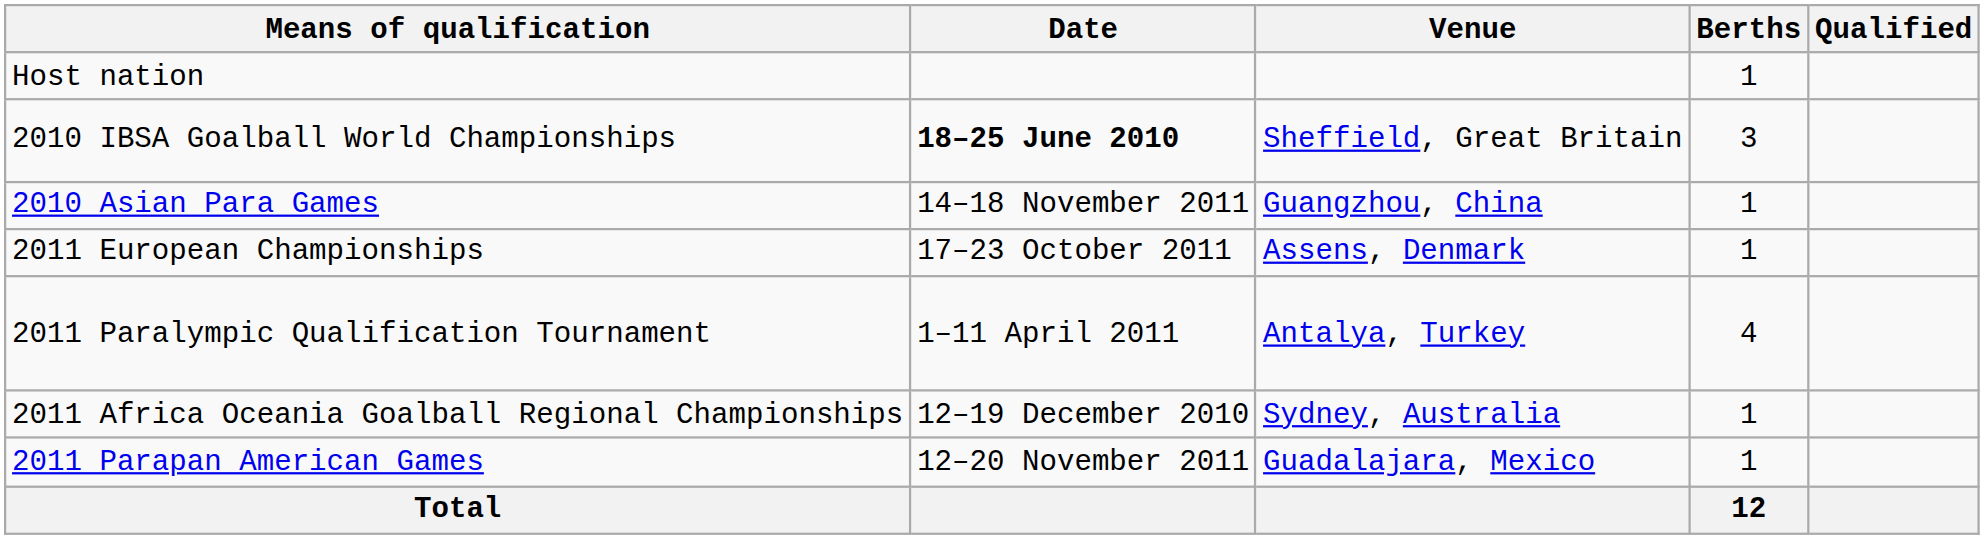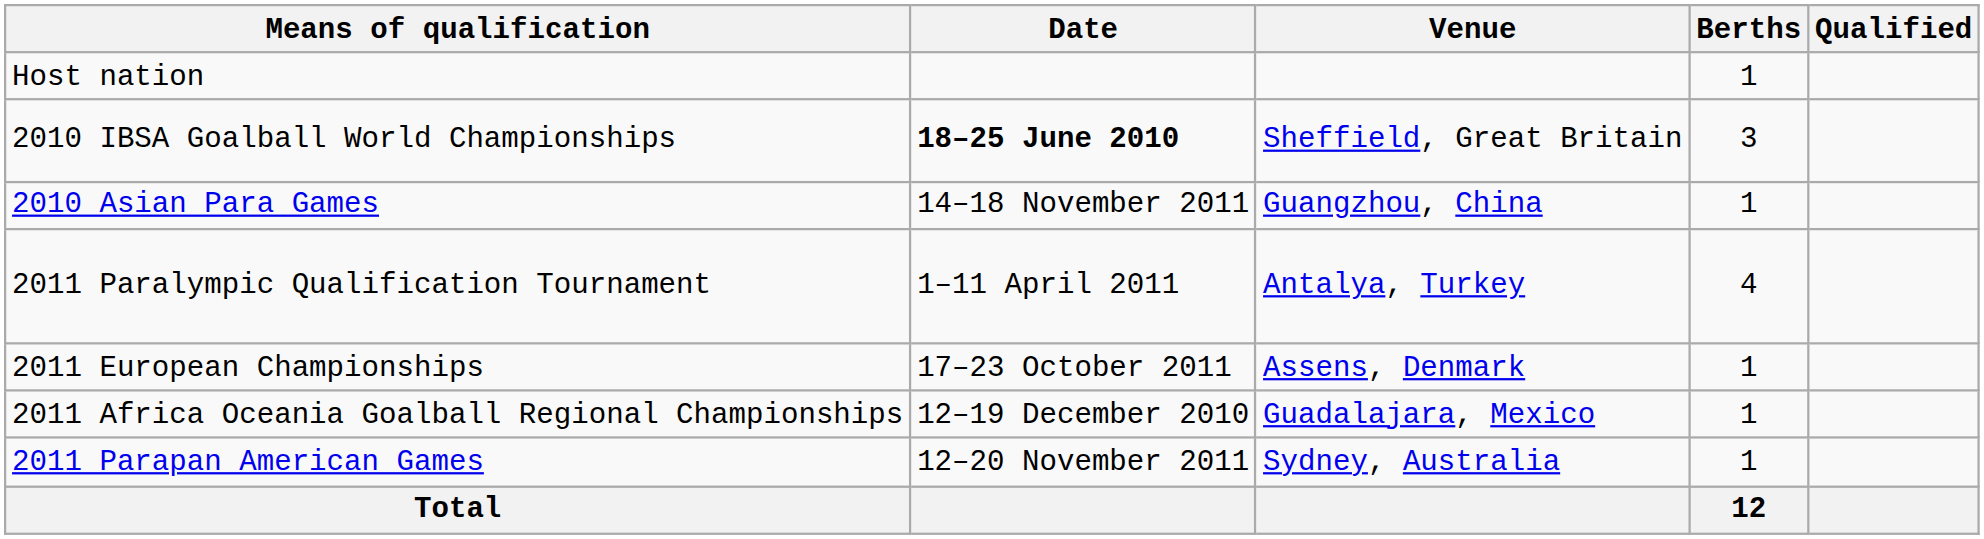rows swapped: (362, 333) <-> (248, 252)
(1412, 414) Sydney, Australia -> (1429, 414) Guadalajara, Mexico
(1429, 462) Guadalajara, Mexico -> (1412, 462) Sydney, Australia
